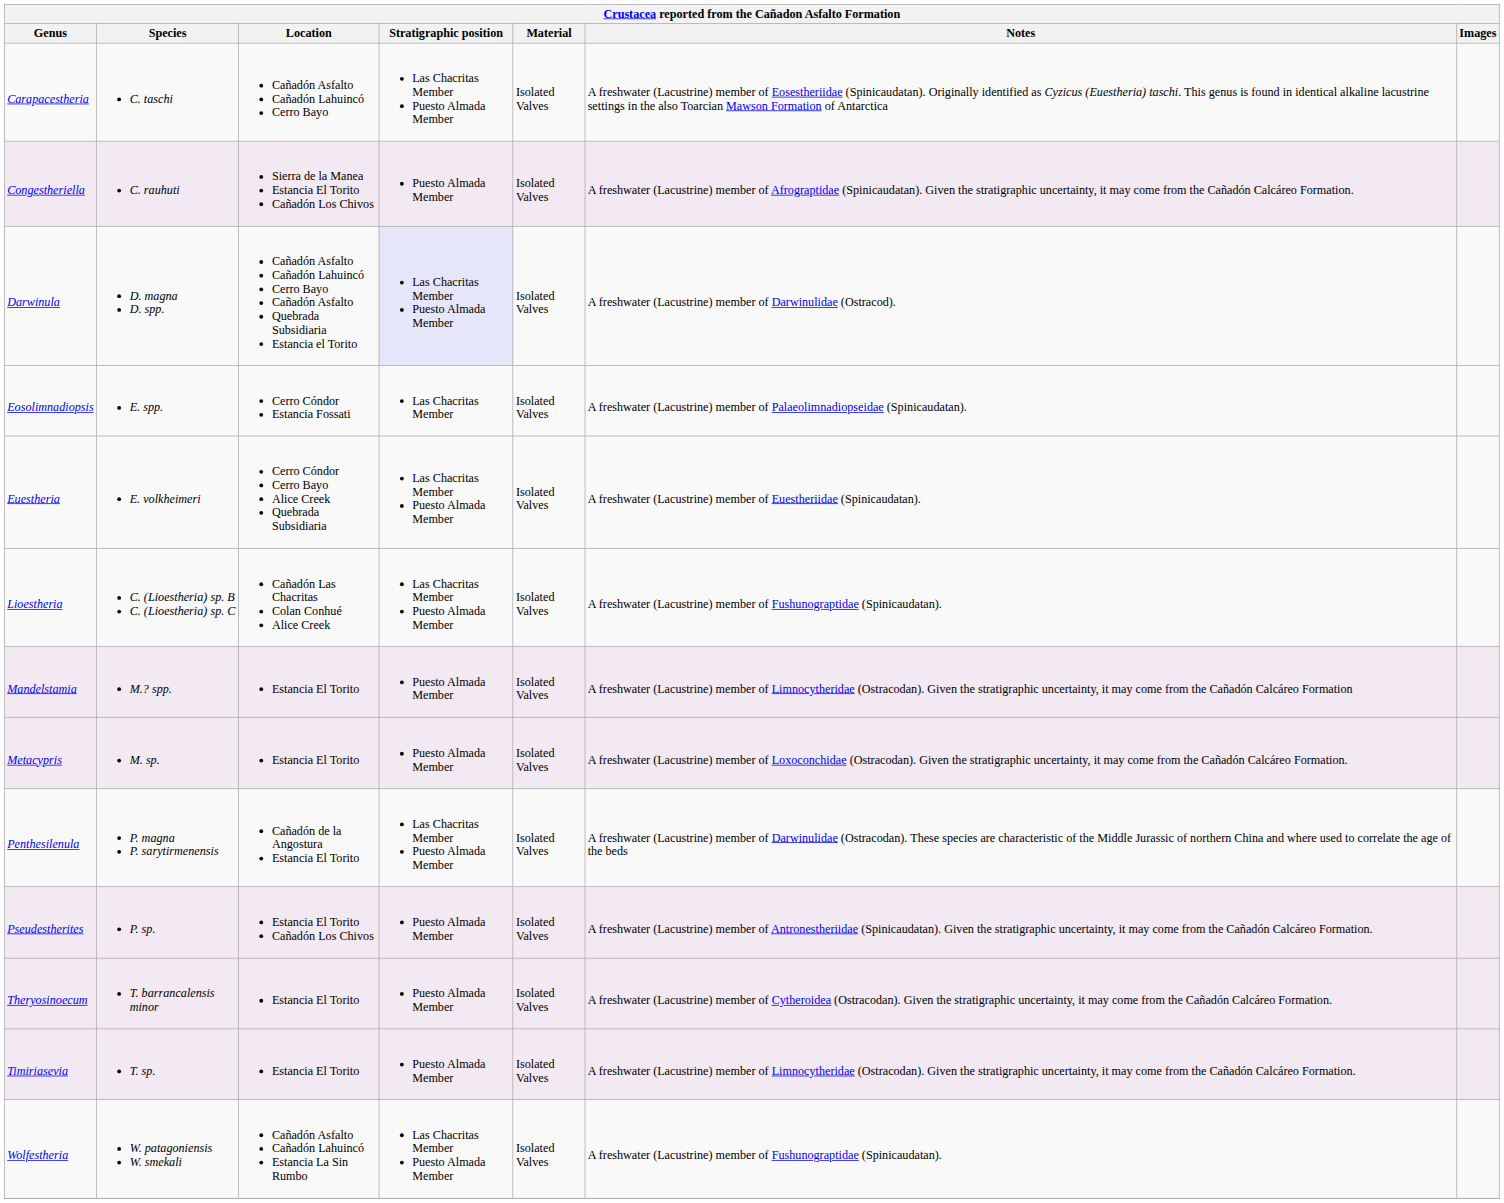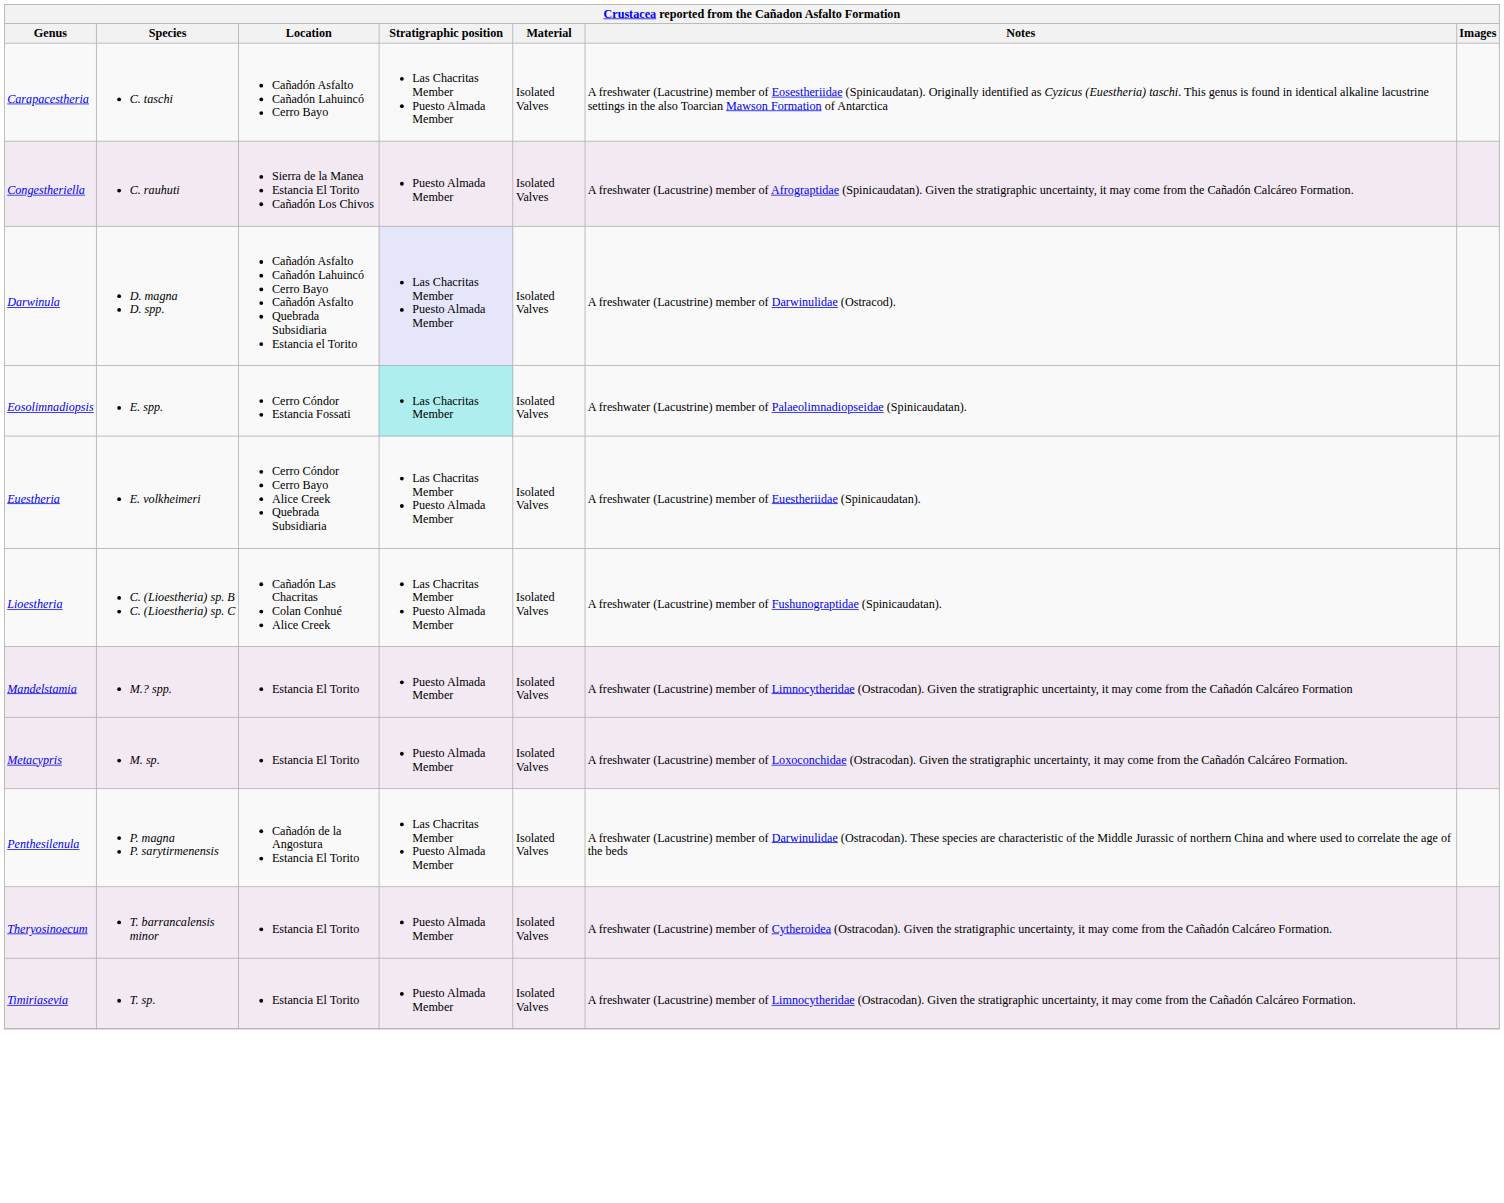(446, 408) no background -> (446, 408) paleturquoise background
- row: (45, 929)
- row: (38, 1155)
